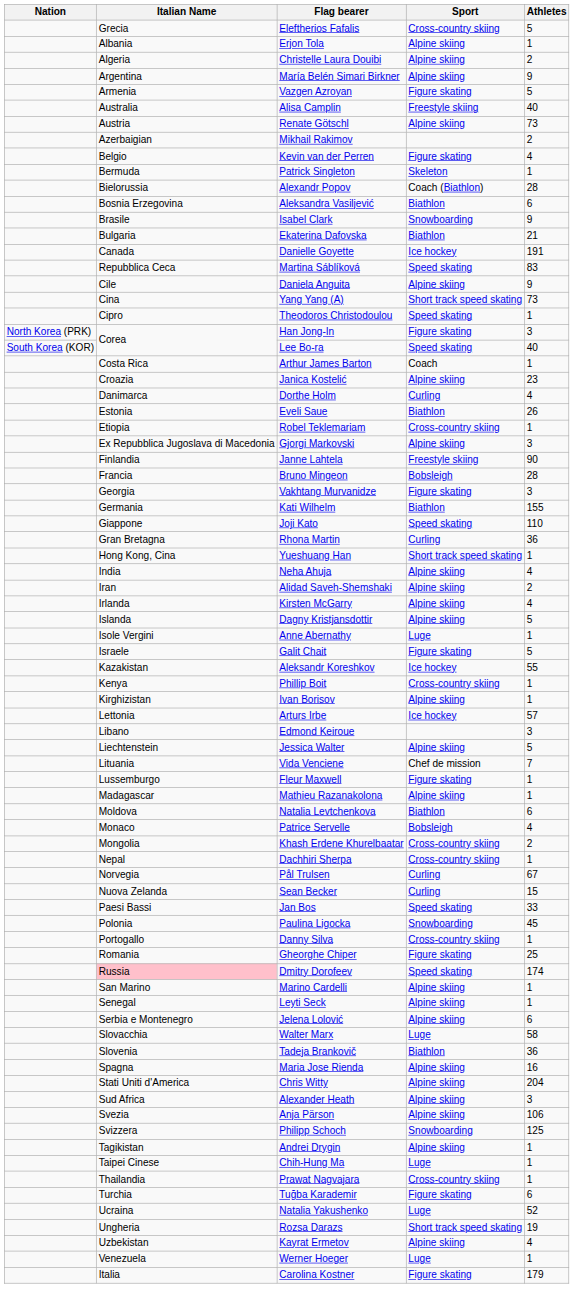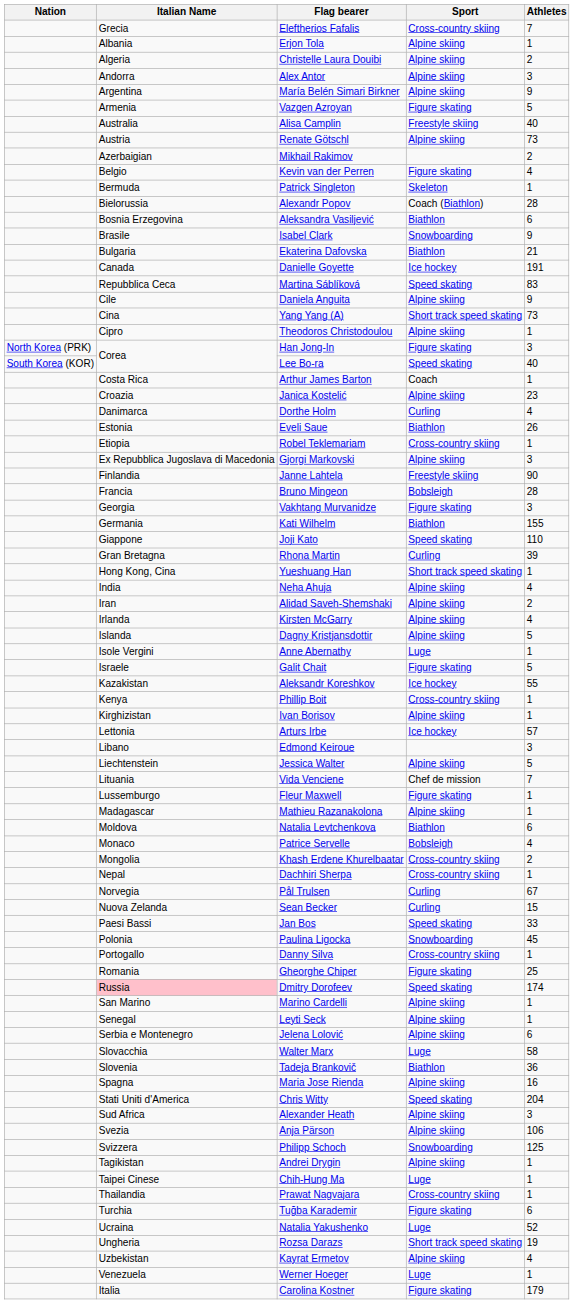(530, 28) 5 -> (530, 28) 7
+ row: (302, 76)
(440, 316) Speed skating -> (437, 332) Alpine skiing
(532, 540) 36 -> (532, 556) 39
(437, 1083) Alpine skiing -> (440, 1099) Speed skating
